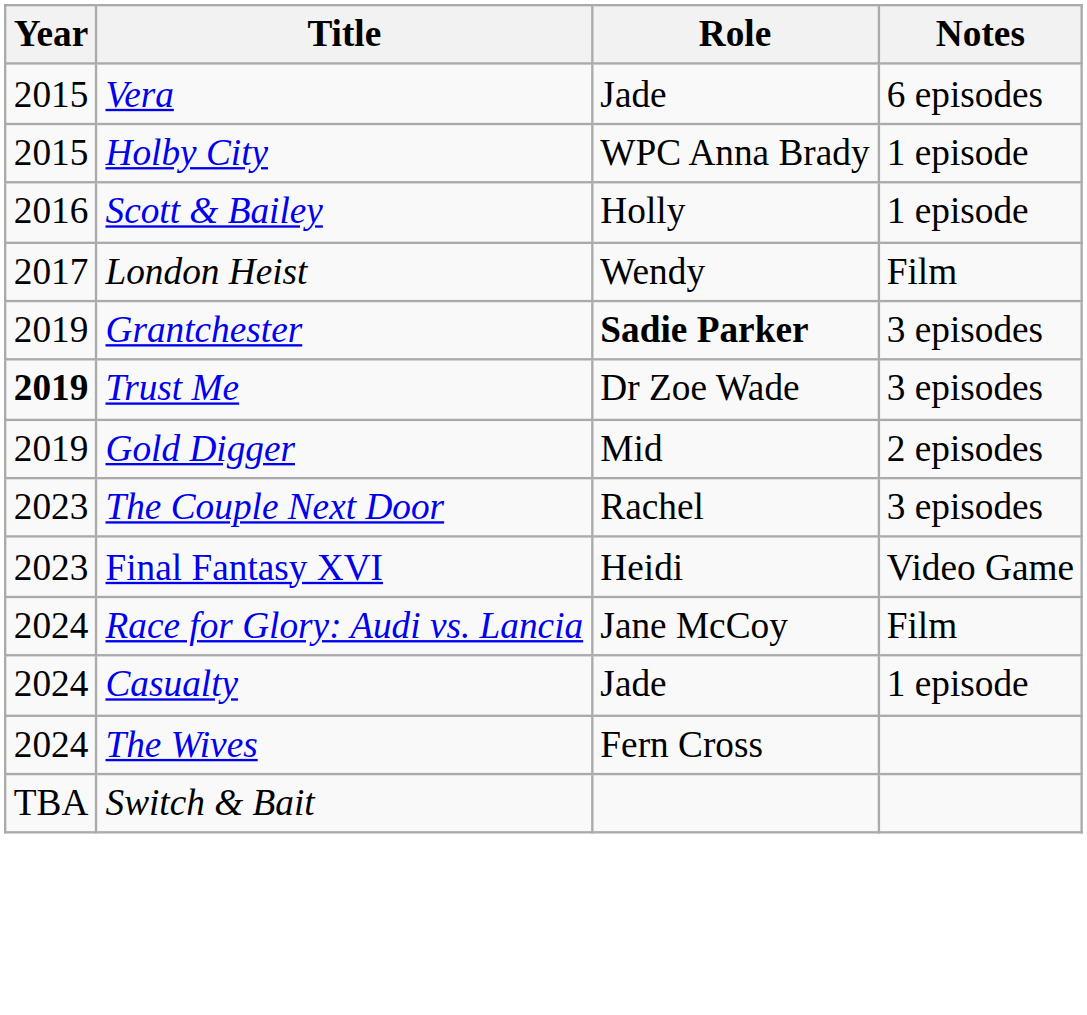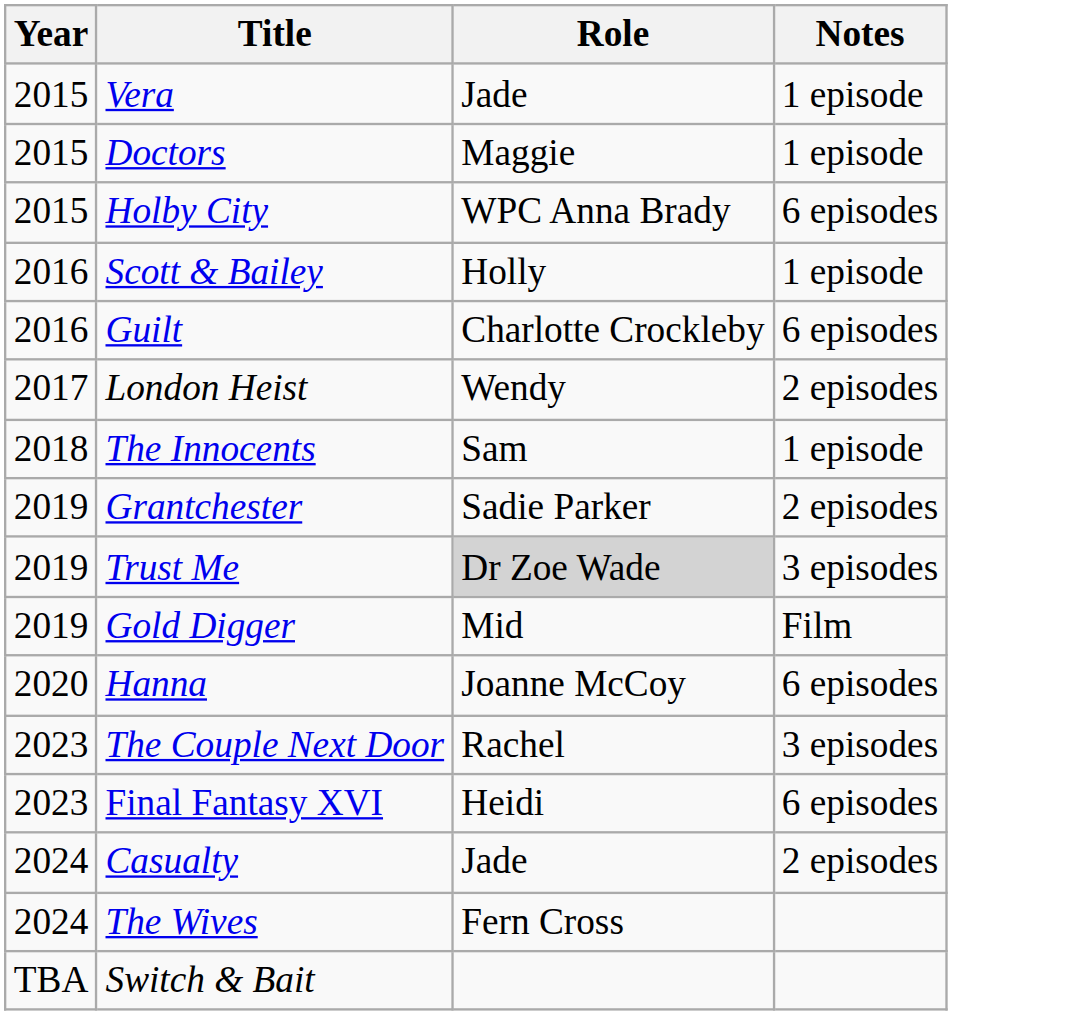(965, 93) 6 episodes -> (853, 93) 1 episode
+ row: (166, 152)
(958, 152) 1 episode -> (860, 211) 6 episodes
+ row: (144, 329)
(922, 270) Film -> (860, 388) 2 episodes
+ row: (211, 447)
(704, 329) bold -> (556, 507) normal
(965, 329) 3 episodes -> (860, 507) 2 episodes
(51, 388) bold -> (51, 566) normal
(700, 388) no background -> (561, 566) lightgrey background
(965, 447) 2 episodes -> (817, 625) Film
+ row: (156, 684)
(980, 566) Video Game -> (860, 802) 6 episodes
- row: (344, 625)
(958, 684) 1 episode -> (860, 861) 2 episodes
